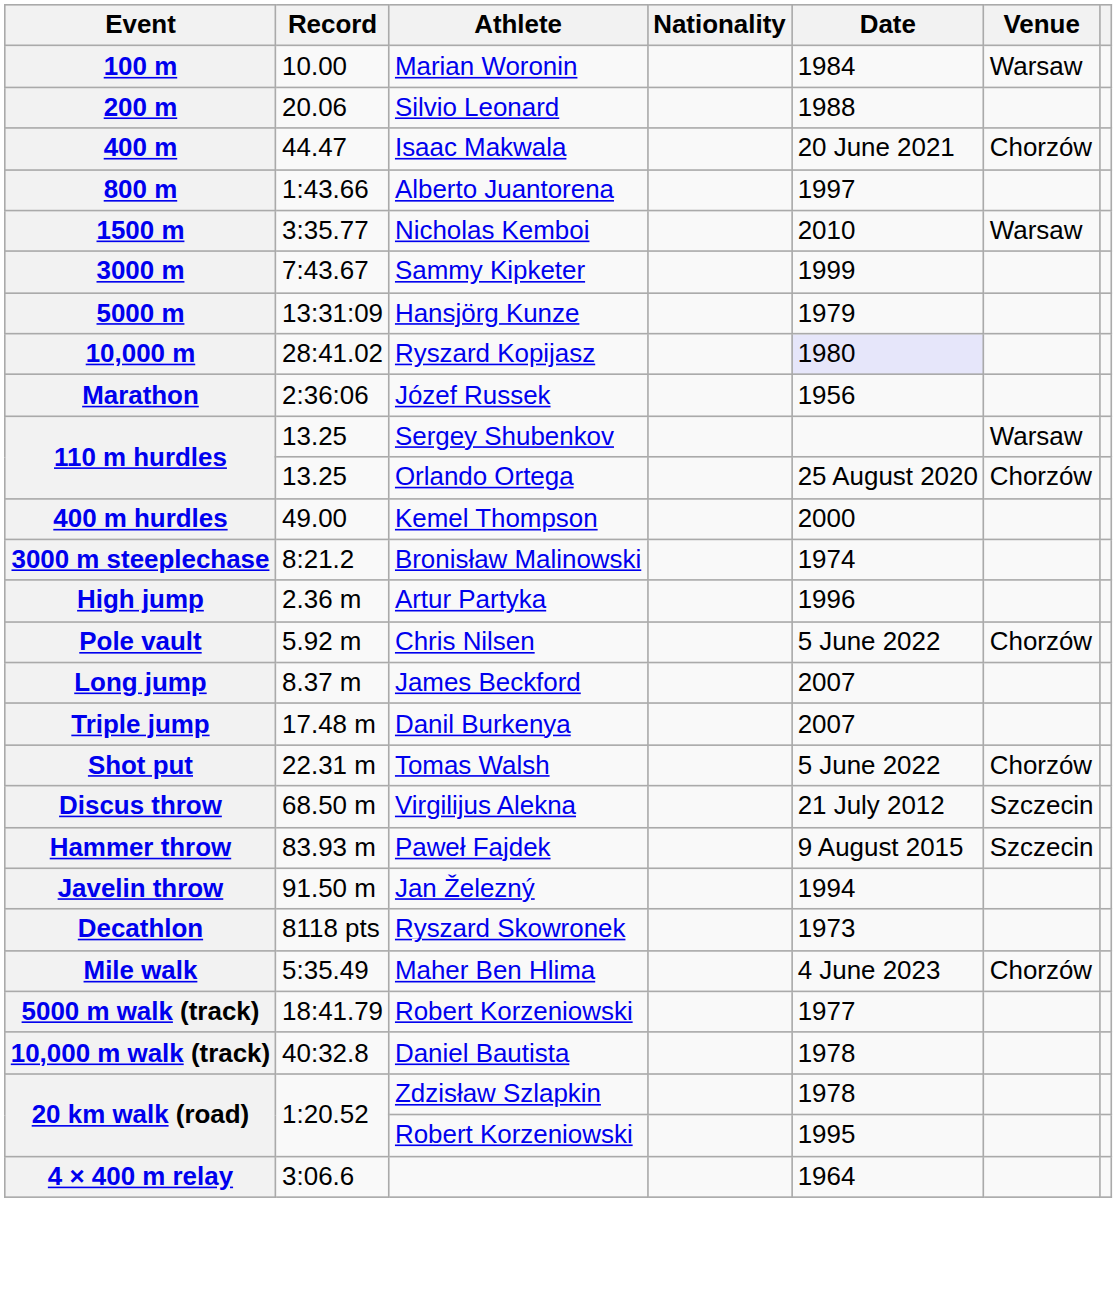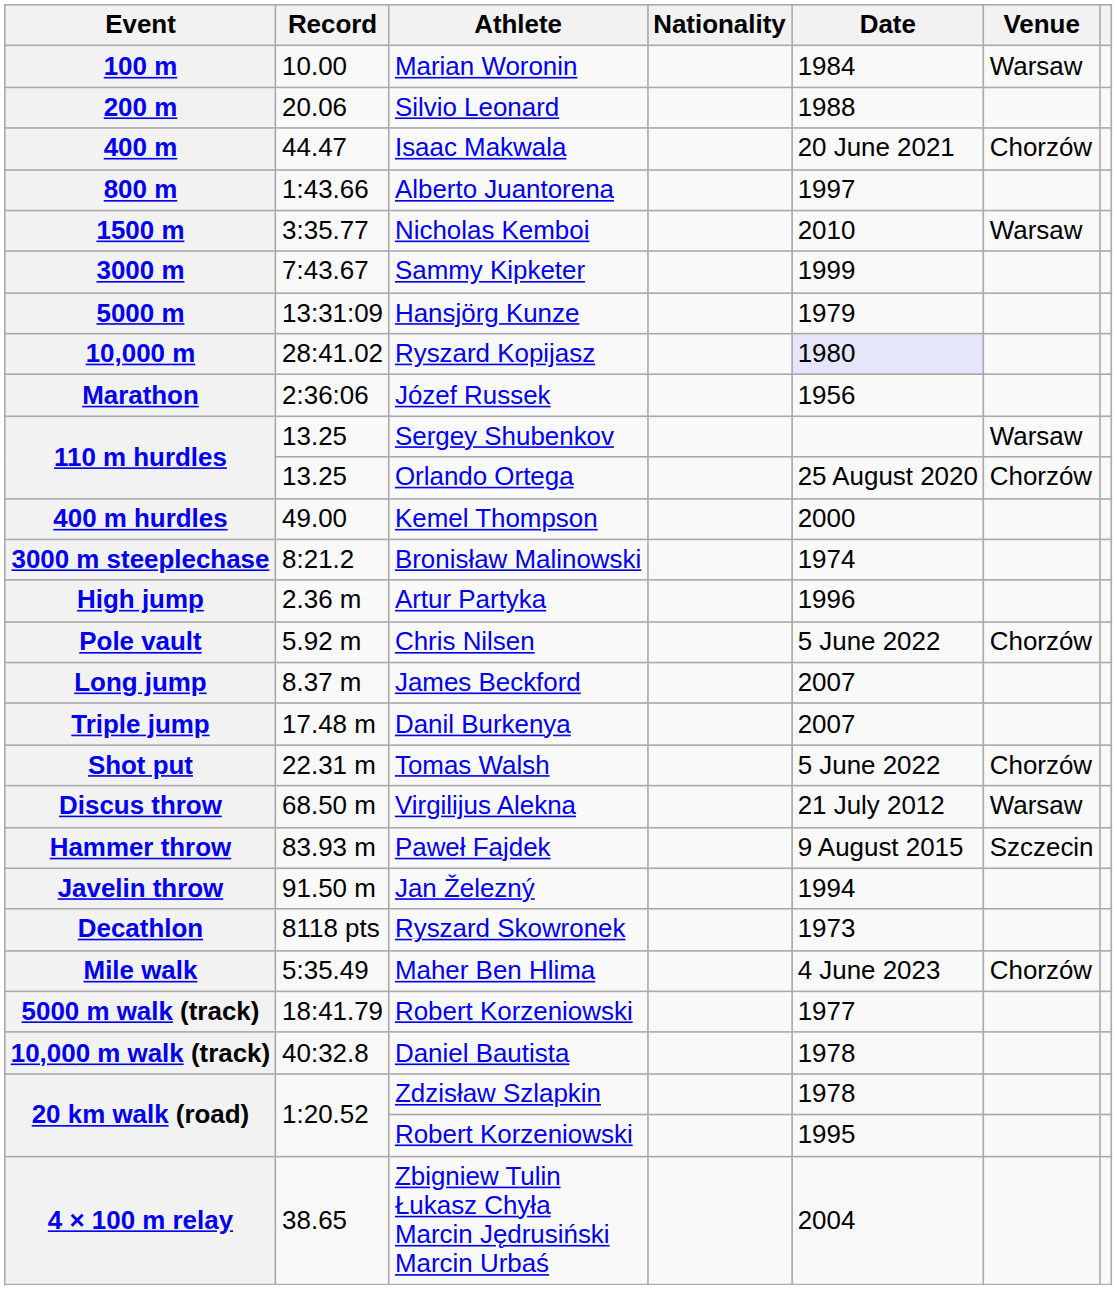(1042, 806) Szczecin -> (1036, 806) Warsaw
+ row: (140, 1219)
- row: (140, 1176)
